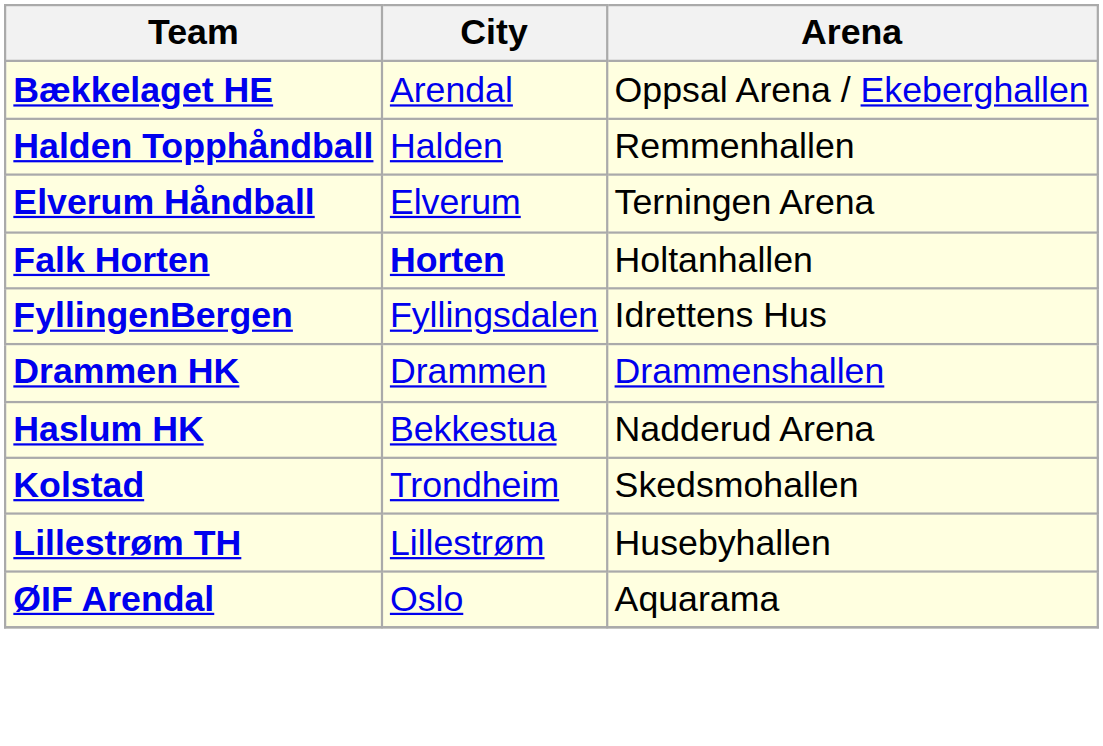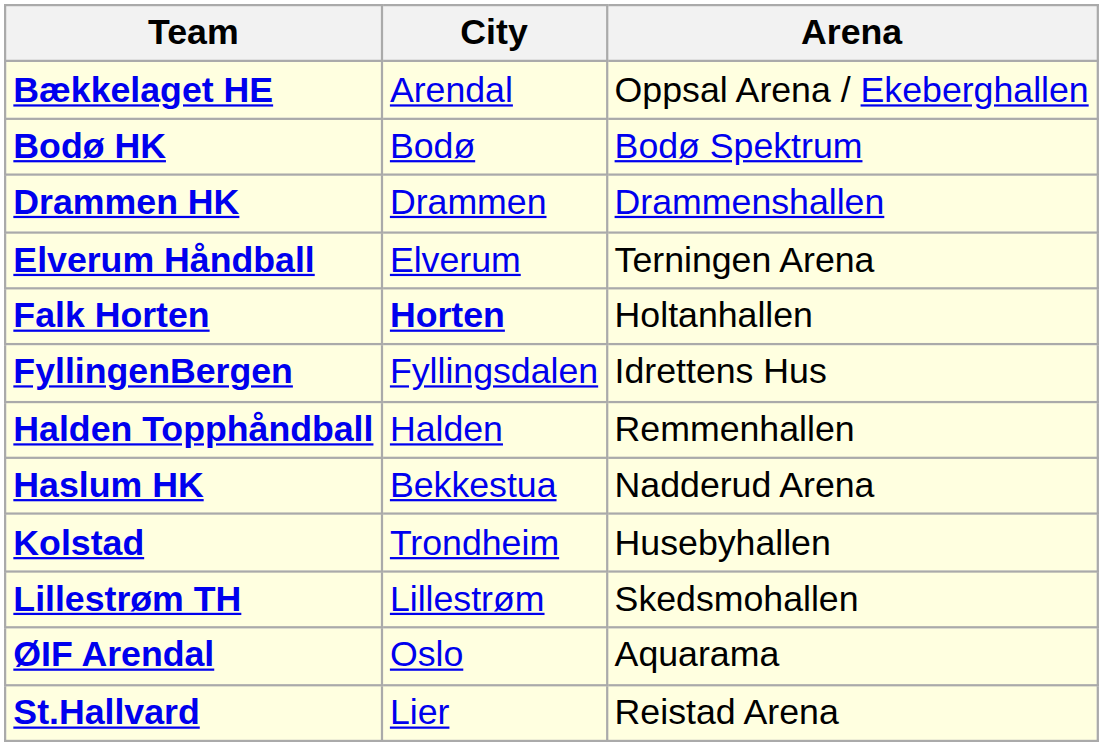+ row: (90, 145)
rows swapped: (126, 372) <-> (193, 145)
(737, 485) Skedsmohallen -> (723, 542) Husebyhallen
(723, 542) Husebyhallen -> (737, 598) Skedsmohallen
+ row: (107, 711)
